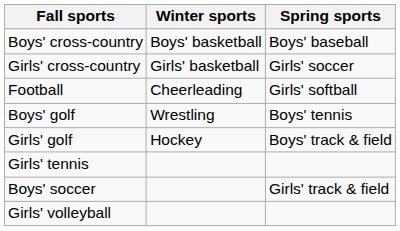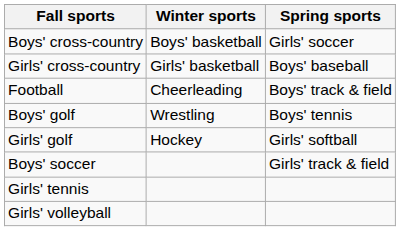(319, 41) Boys' baseball -> (311, 41) Girls' soccer
(311, 66) Girls' soccer -> (319, 66) Boys' baseball
(313, 90) Girls' softball -> (330, 90) Boys' track & field
(330, 139) Boys' track & field -> (313, 139) Girls' softball
rows swapped: (52, 189) <-> (48, 164)
